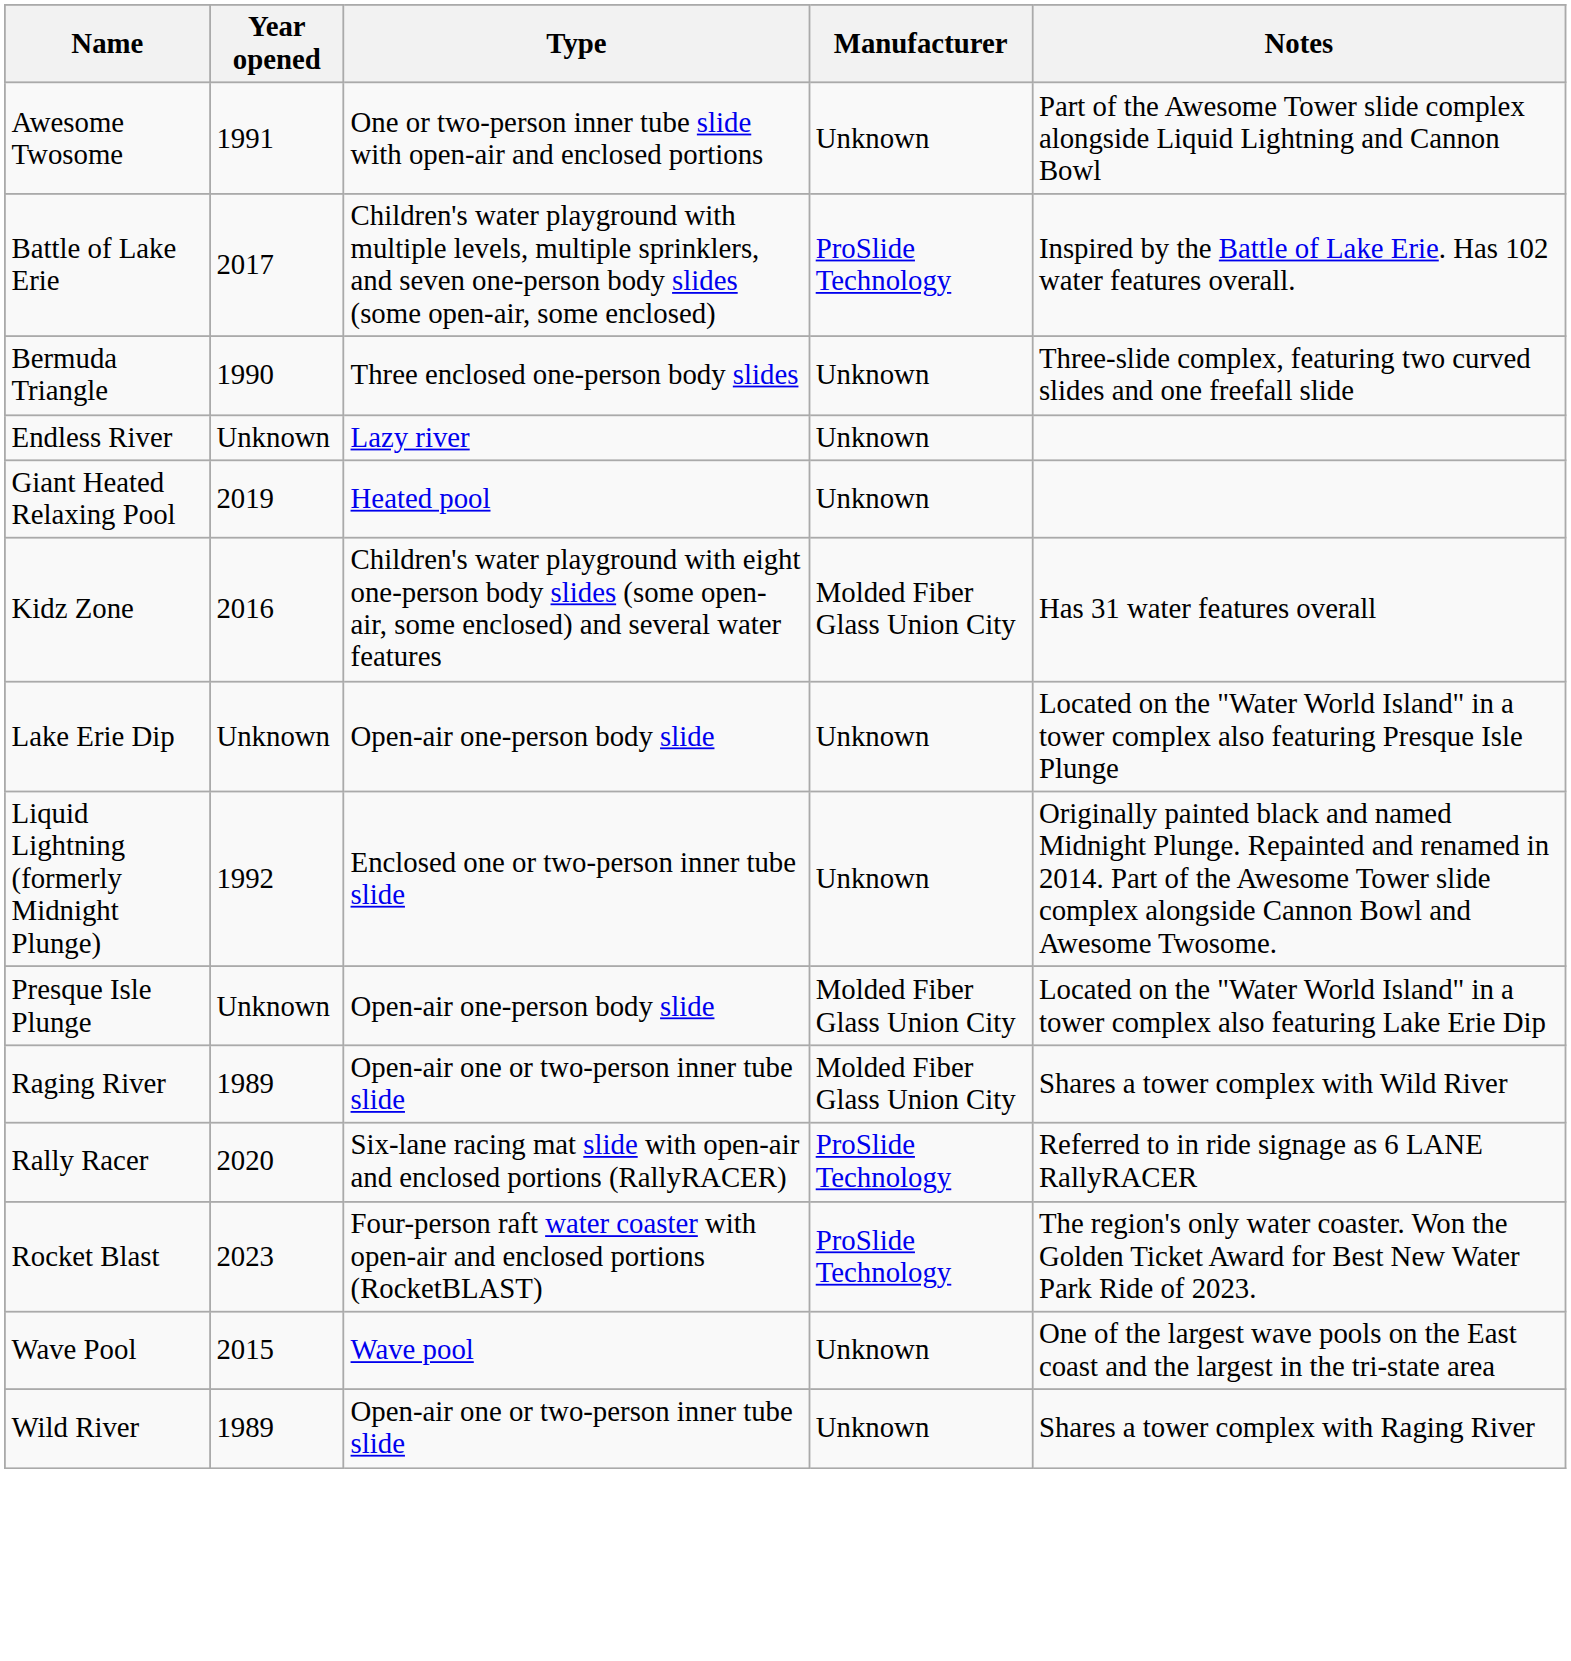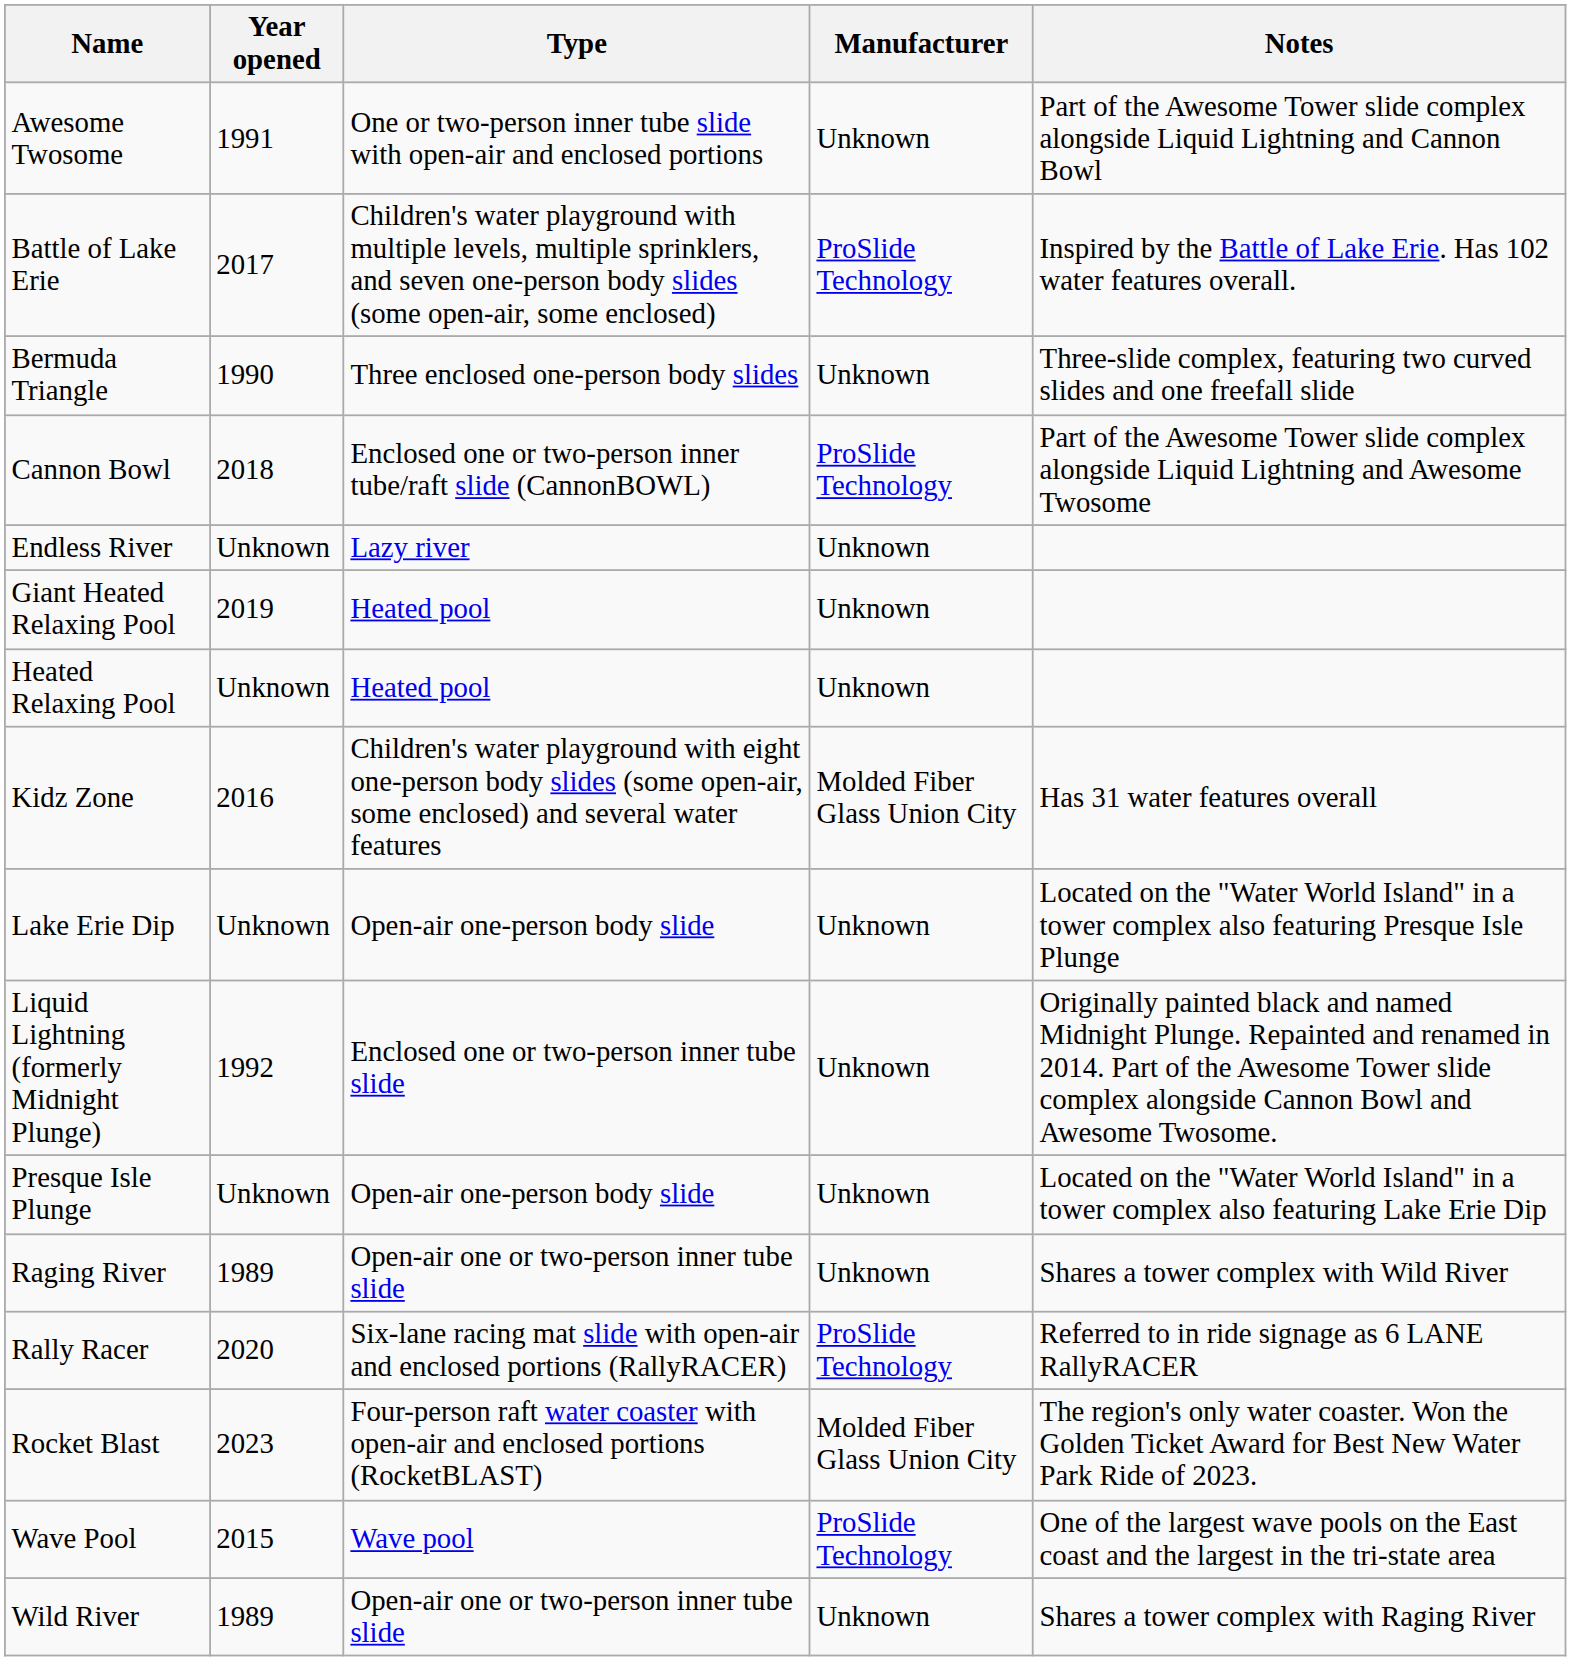+ row: (91, 469)
+ row: (94, 687)
(916, 1005) Molded Fiber Glass Union City -> (873, 1193) Unknown
(916, 1083) Molded Fiber Glass Union City -> (873, 1272) Unknown
(883, 1255) ProSlide Technology -> (916, 1444) Molded Fiber Glass Union City
(873, 1350) Unknown -> (884, 1538) ProSlide Technology
